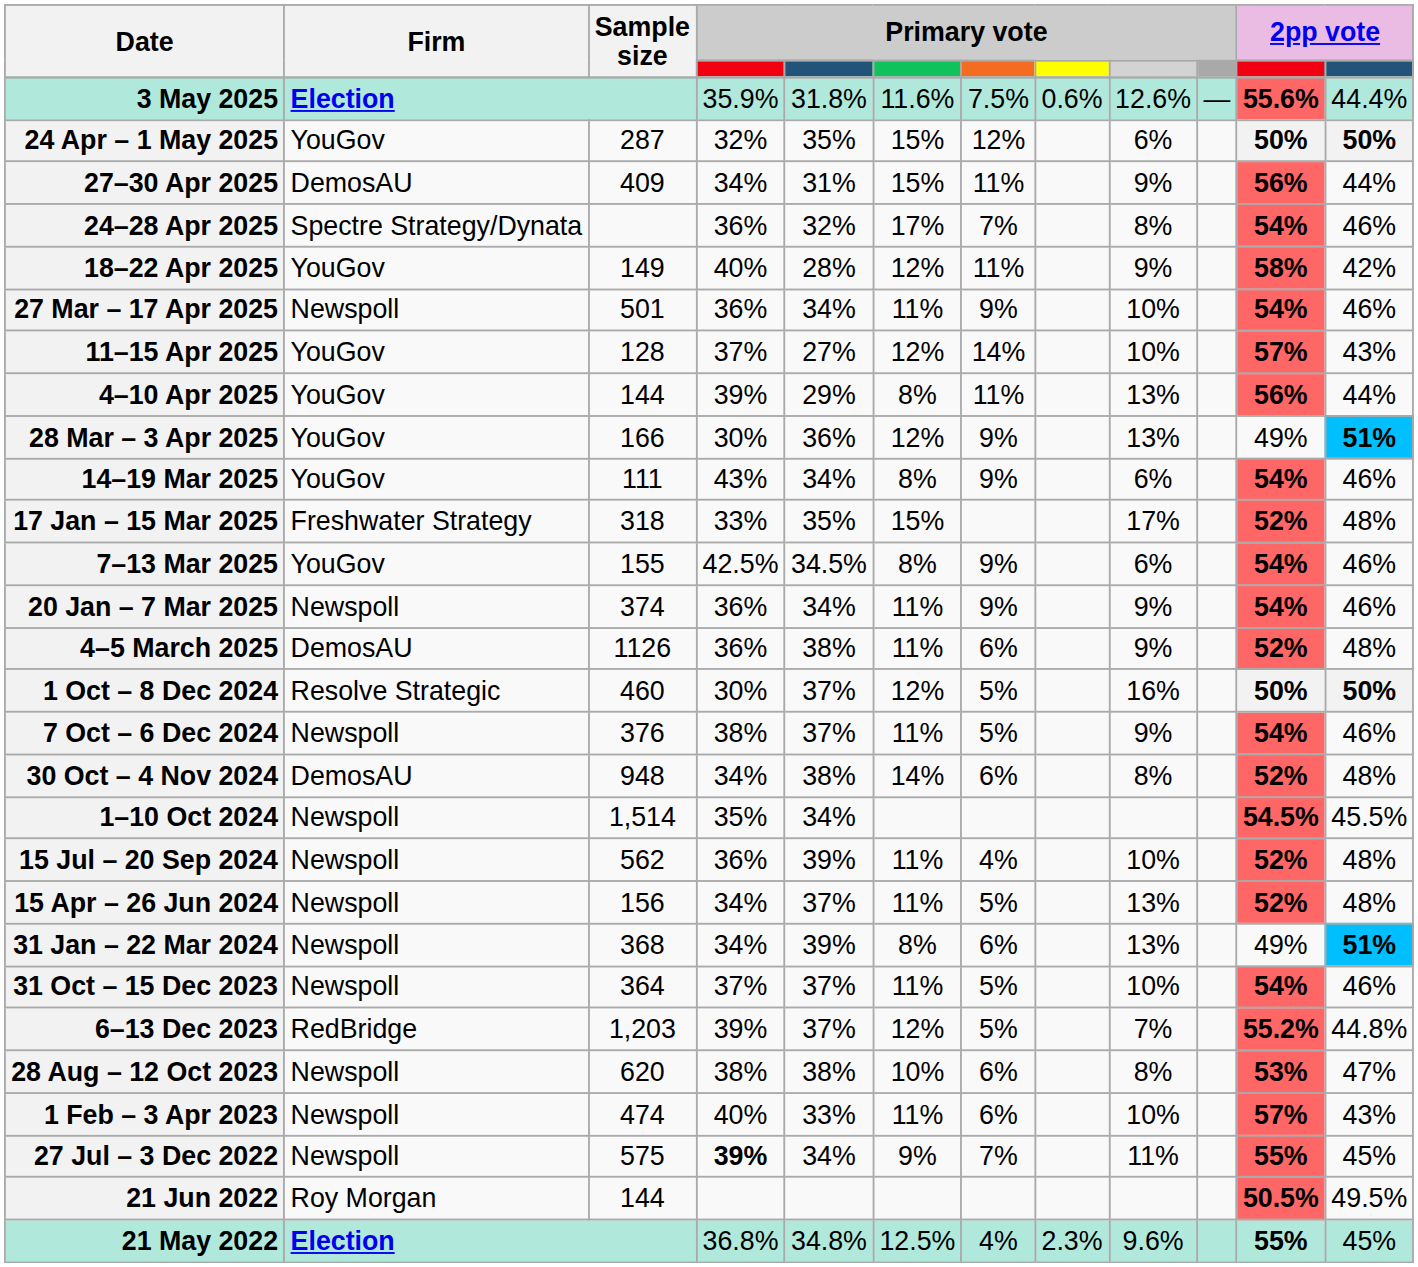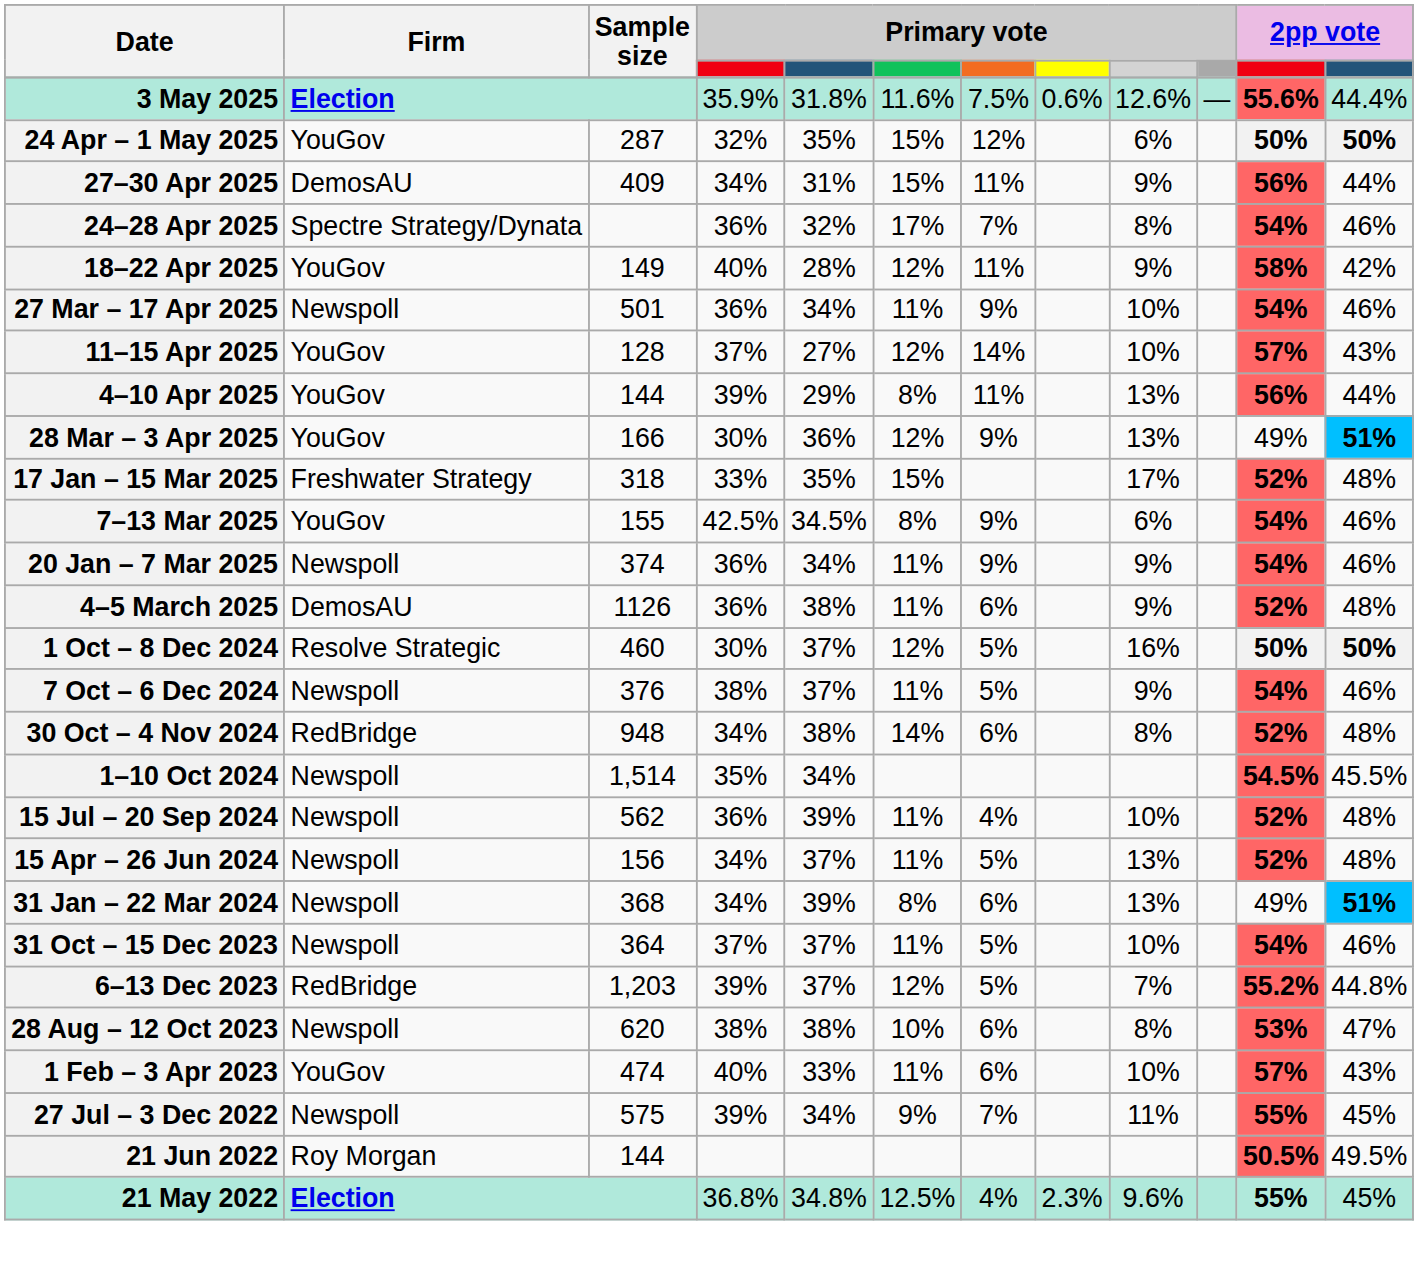- row: (180, 479)
(352, 776) DemosAU -> (354, 733) RedBridge
(345, 1114) Newspoll -> (338, 1072) YouGov
(741, 1156) bold -> (741, 1114) normal
